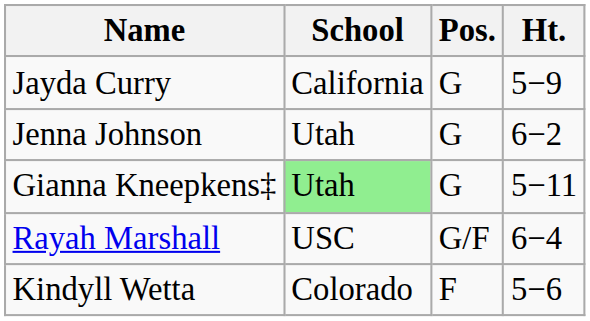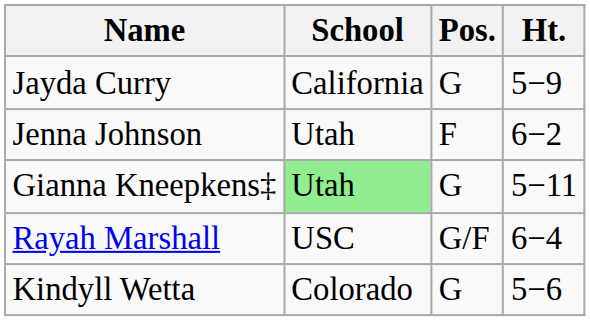(451, 133) G -> (448, 133) F
(448, 289) F -> (451, 289) G
